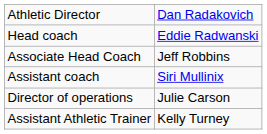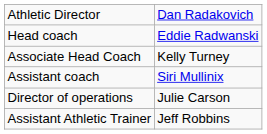(193, 56) Jeff Robbins -> (193, 56) Kelly Turney
(193, 118) Kelly Turney -> (193, 118) Jeff Robbins
